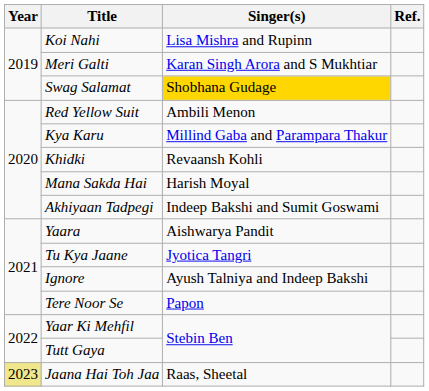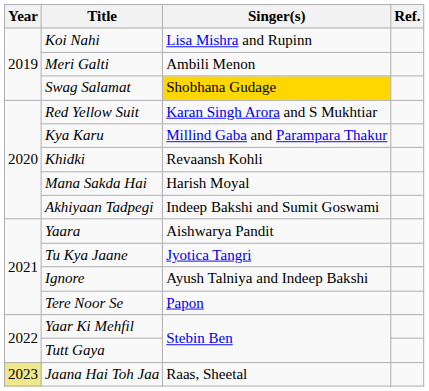(272, 64) Karan Singh Arora and S Mukhtiar -> (211, 64) Ambili Menon
(211, 111) Ambili Menon -> (272, 111) Karan Singh Arora and S Mukhtiar
